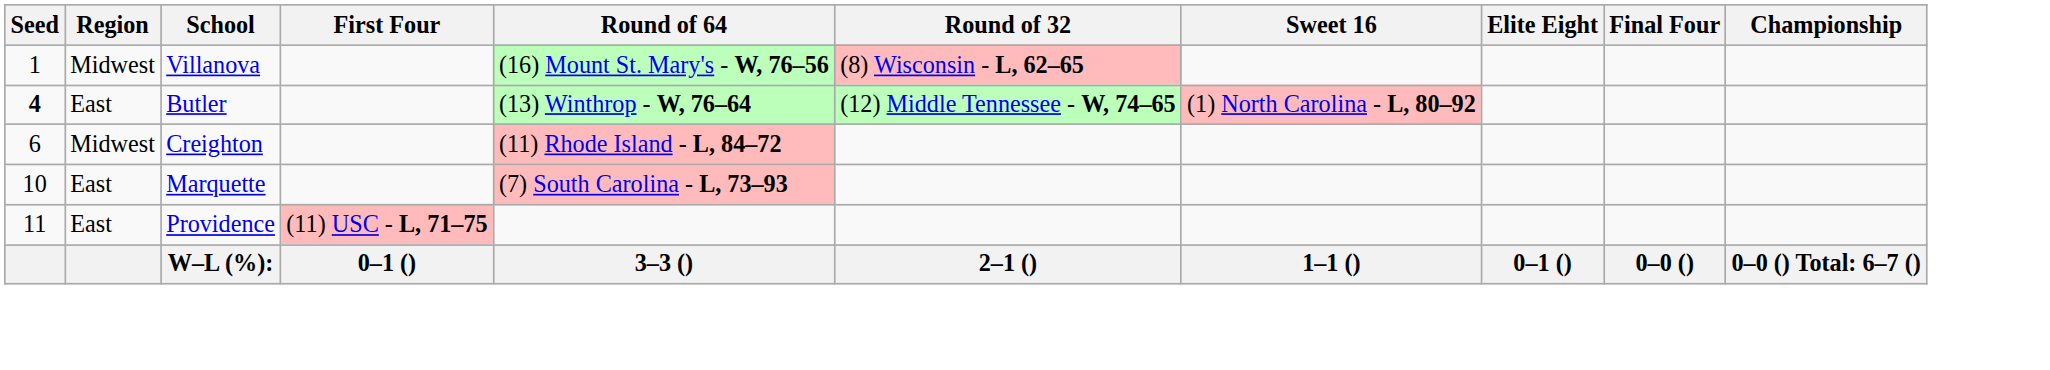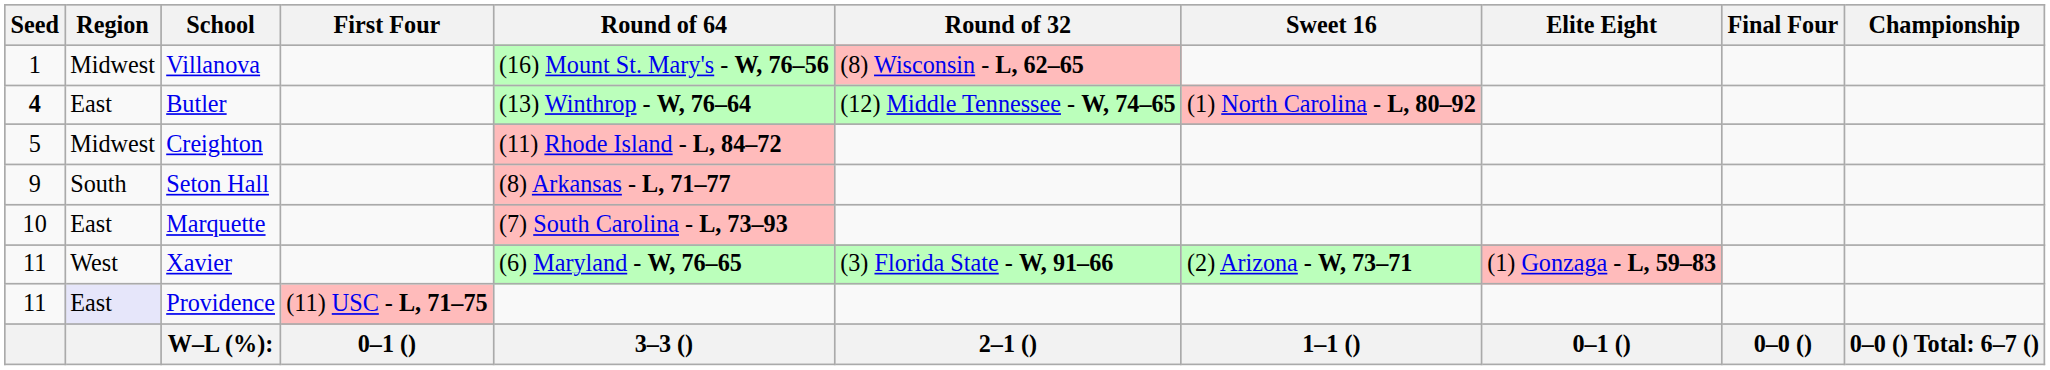(35, 144) 6 -> (35, 144) 5
+ row: (218, 184)
+ row: (199, 264)
(91, 224) no background -> (91, 304) lavender background
